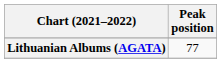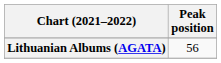(193, 48) 77 -> (193, 48) 56
